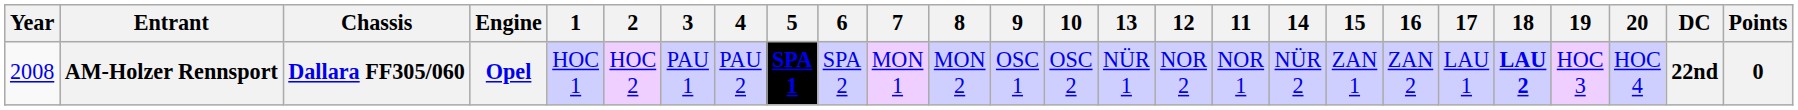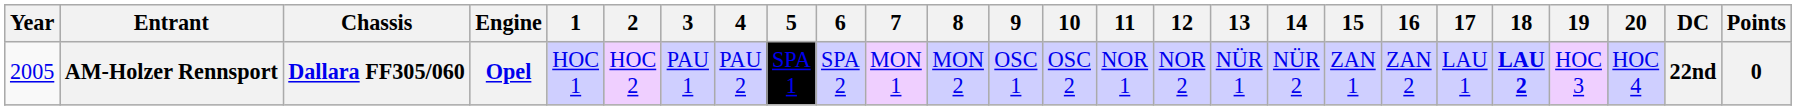columns swapped: (1241, 23) <-> (1126, 23)
(32, 72) 2008 -> (32, 72) 2005
(792, 72) bold -> (791, 72) normal
